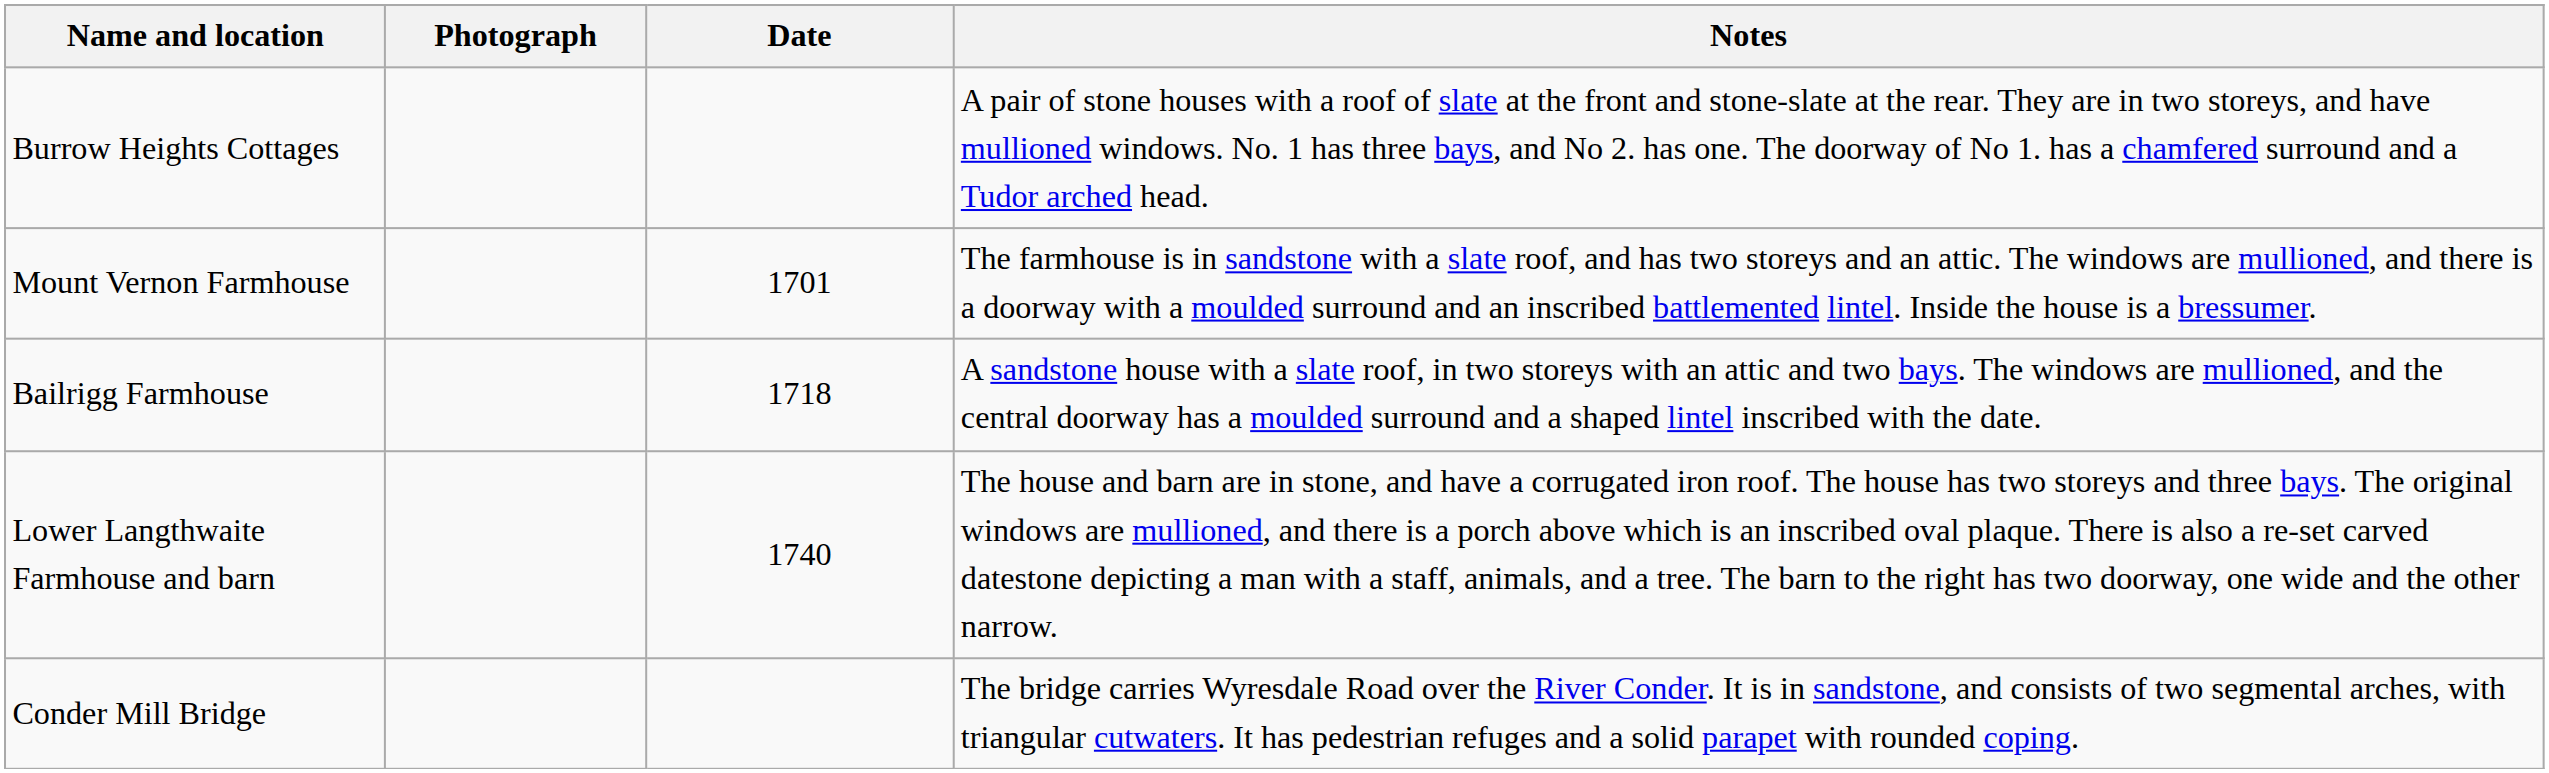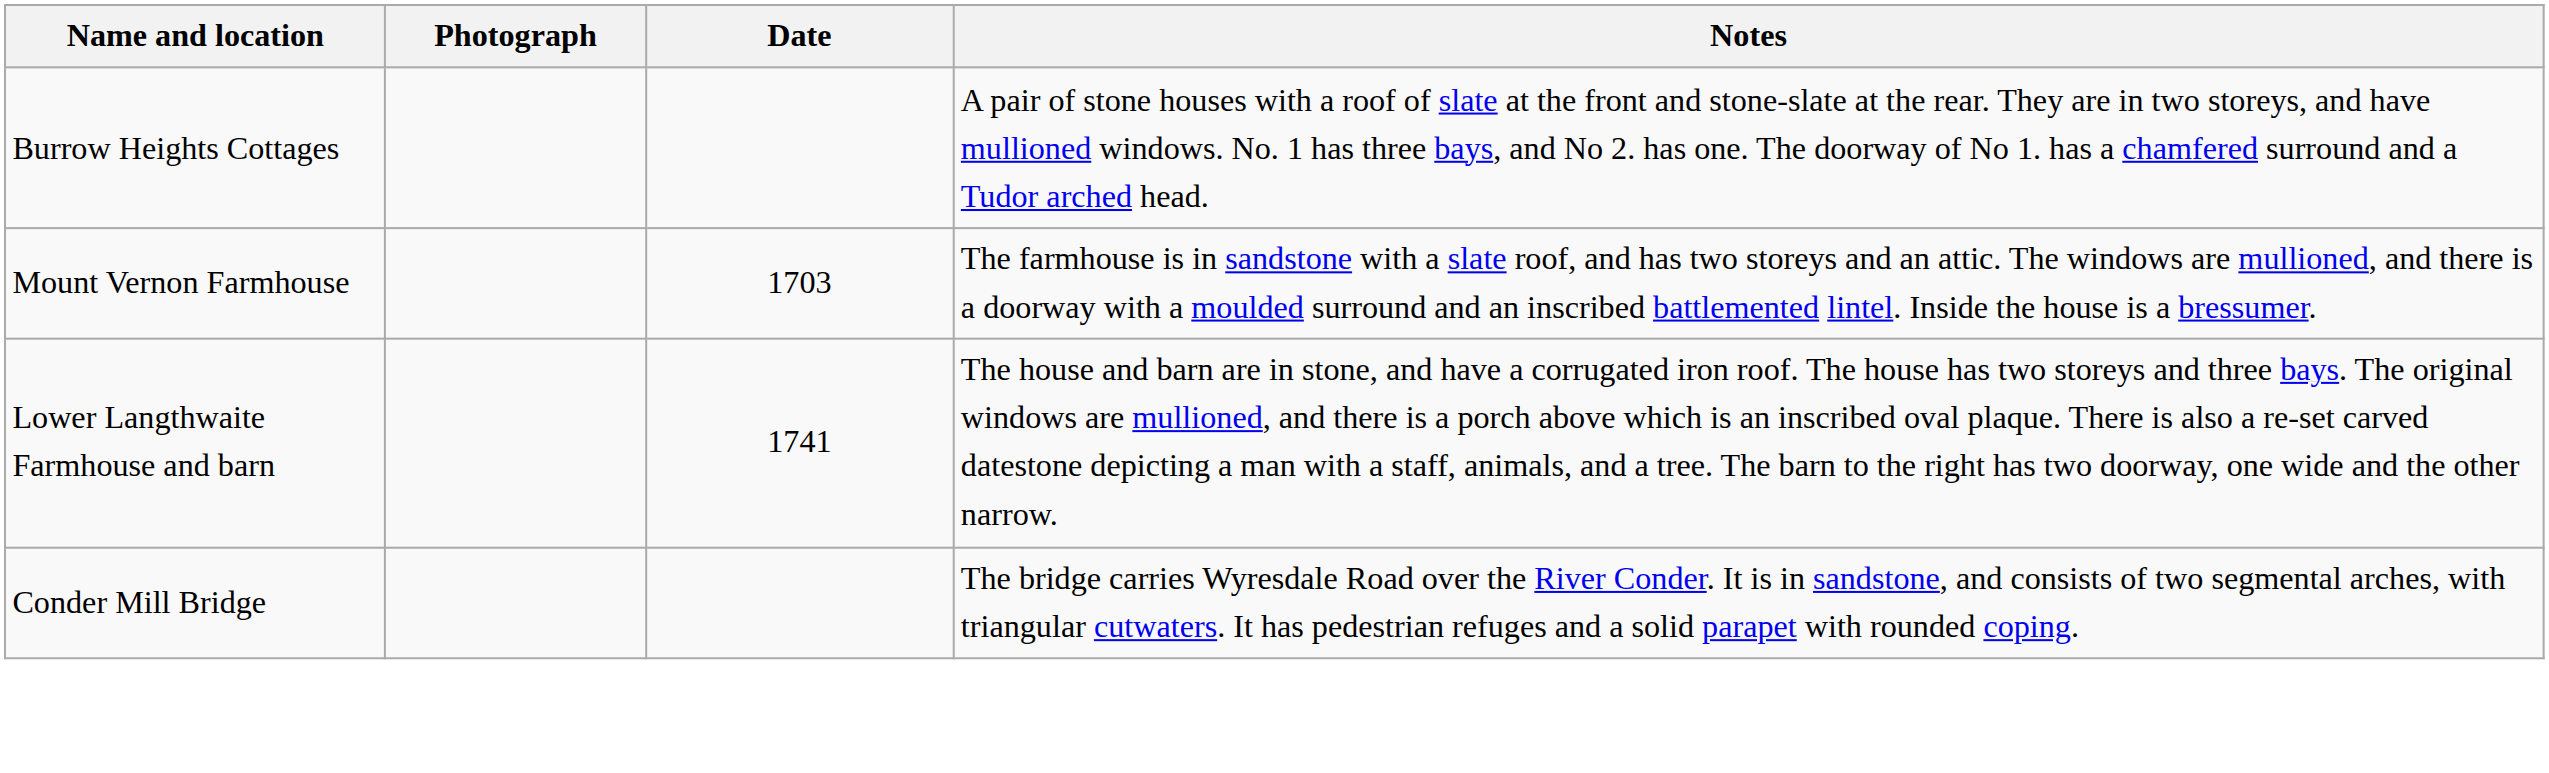(799, 282) 1701 -> (799, 282) 1703
- row: (141, 394)
(799, 553) 1740 -> (799, 442) 1741
